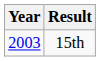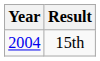(24, 42) 2003 -> (24, 42) 2004
